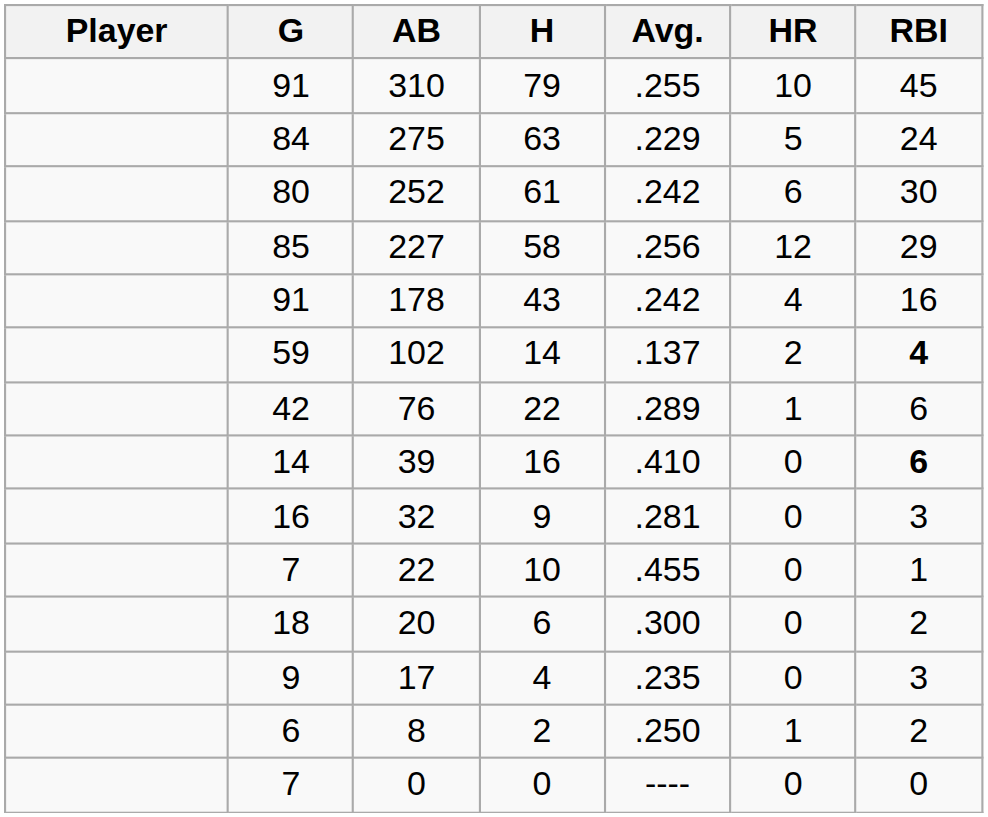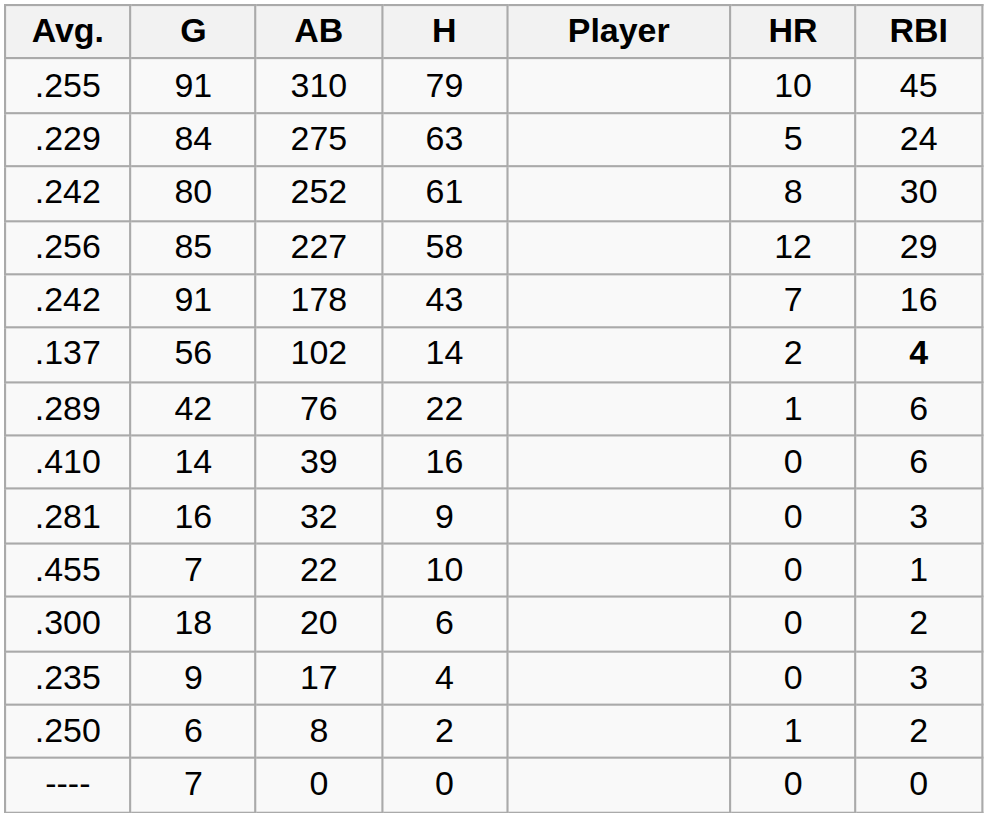columns swapped: (117, 31) <-> (668, 31)
(793, 192) 6 -> (793, 192) 8
(793, 300) 4 -> (793, 300) 7
(291, 354) 59 -> (193, 354) 56
(919, 461) bold -> (919, 461) normal
